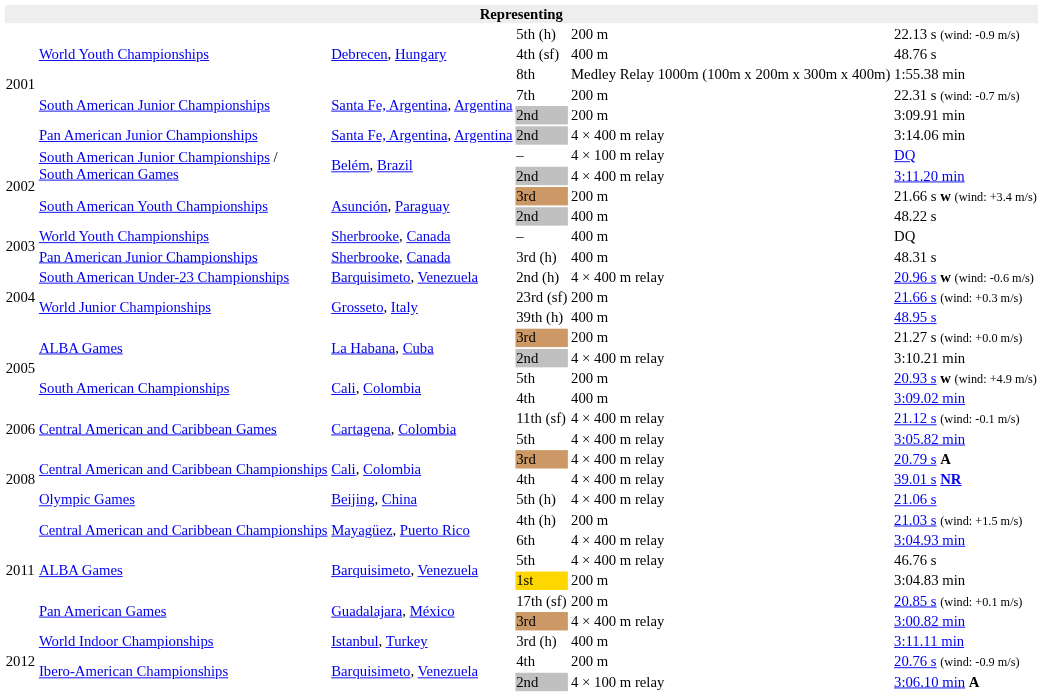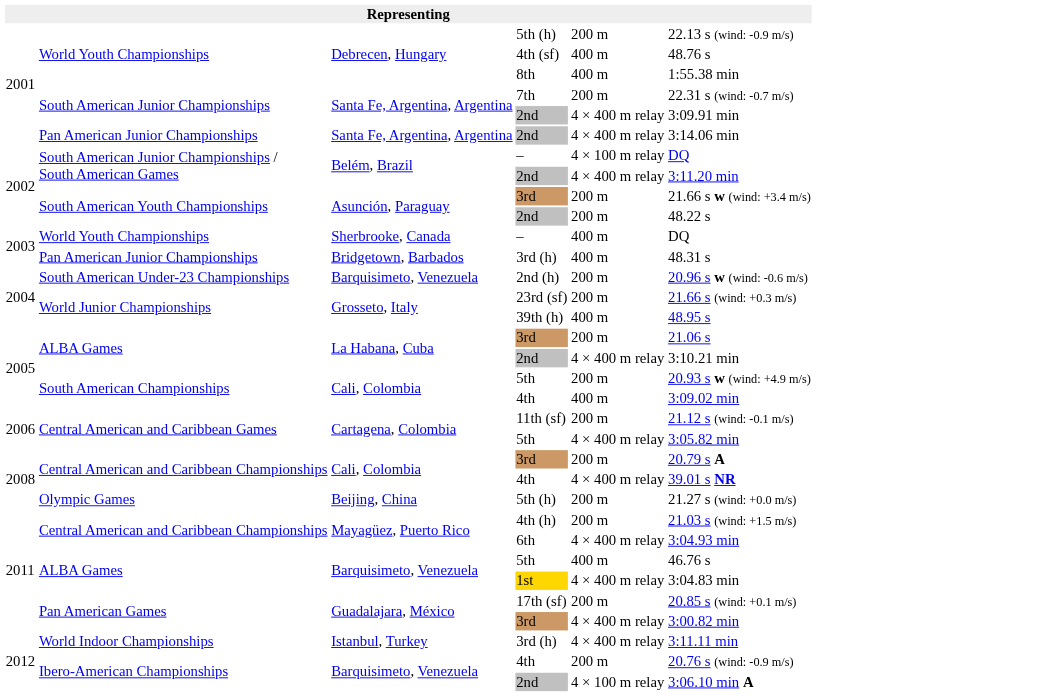(731, 74) Medley Relay 1000m (100m x 200m x 300m x 400m) -> (590, 74) 400 m
(590, 115) 200 m -> (618, 115) 4 × 400 m relay
(590, 216) 400 m -> (590, 216) 200 m
(391, 256) Sherbrooke, Canada -> (397, 256) Bridgetown, Barbados
(618, 277) 4 × 400 m relay -> (590, 277) 200 m
(958, 337) 21.27 s (wind: +0.0 m/s) -> (689, 337) 21.06 s
(618, 418) 4 × 400 m relay -> (590, 418) 200 m
(618, 459) 4 × 400 m relay -> (590, 459) 200 m
(618, 499) 4 × 400 m relay -> (590, 499) 200 m
(915, 499) 21.06 s -> (732, 499) 21.27 s (wind: +0.0 m/s)
(618, 560) 4 × 400 m relay -> (590, 560) 400 m
(590, 580) 200 m -> (618, 580) 4 × 400 m relay
(590, 641) 400 m -> (618, 641) 4 × 400 m relay
